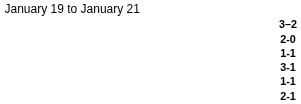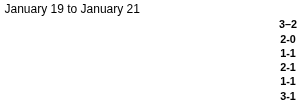rows swapped: (122, 67) <-> (122, 96)
